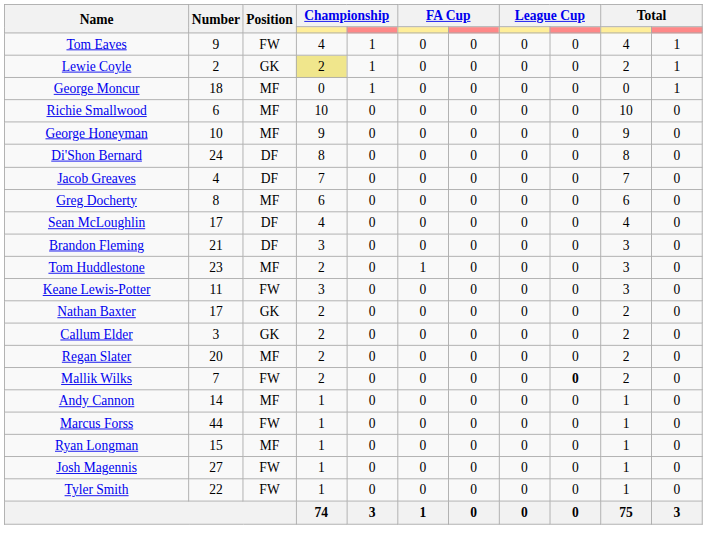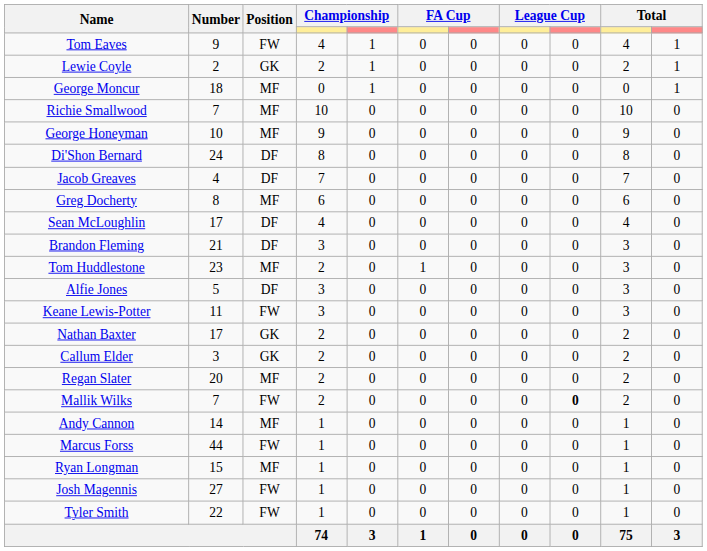(321, 66) khaki background -> (321, 66) no background
(216, 111) 6 -> (216, 111) 7
+ row: (97, 289)
